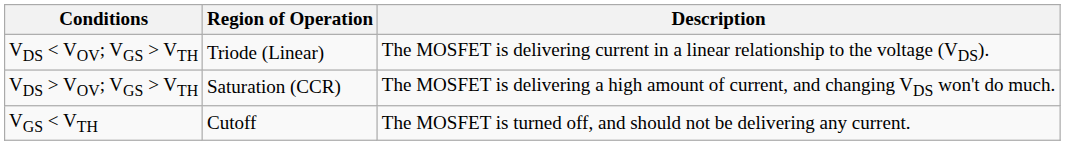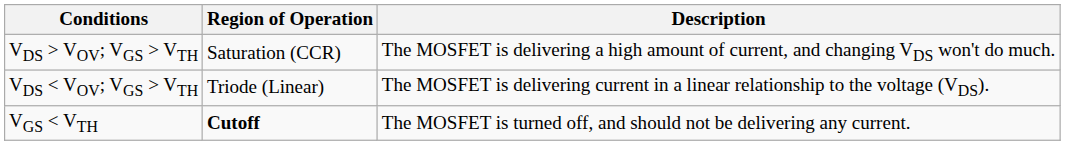rows swapped: (104, 87) <-> (104, 52)
(232, 122) normal -> (233, 122) bold
